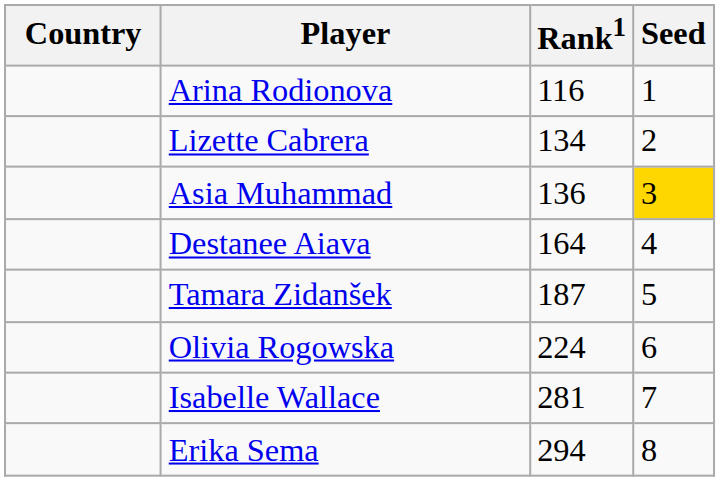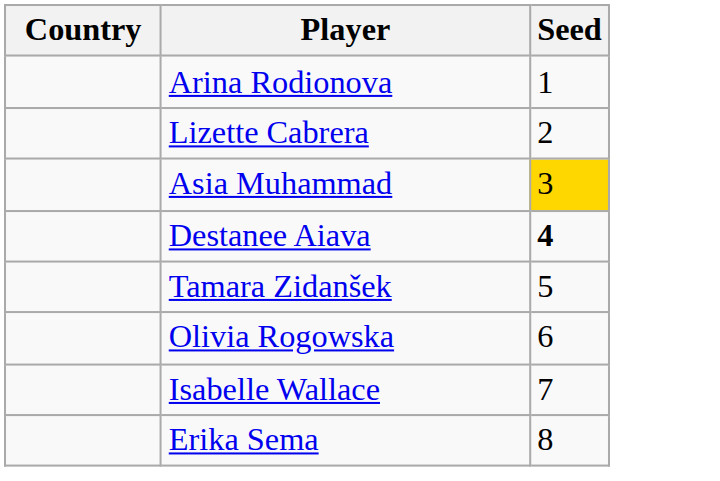- column: (582, 34)
(649, 243) normal -> (545, 235) bold
